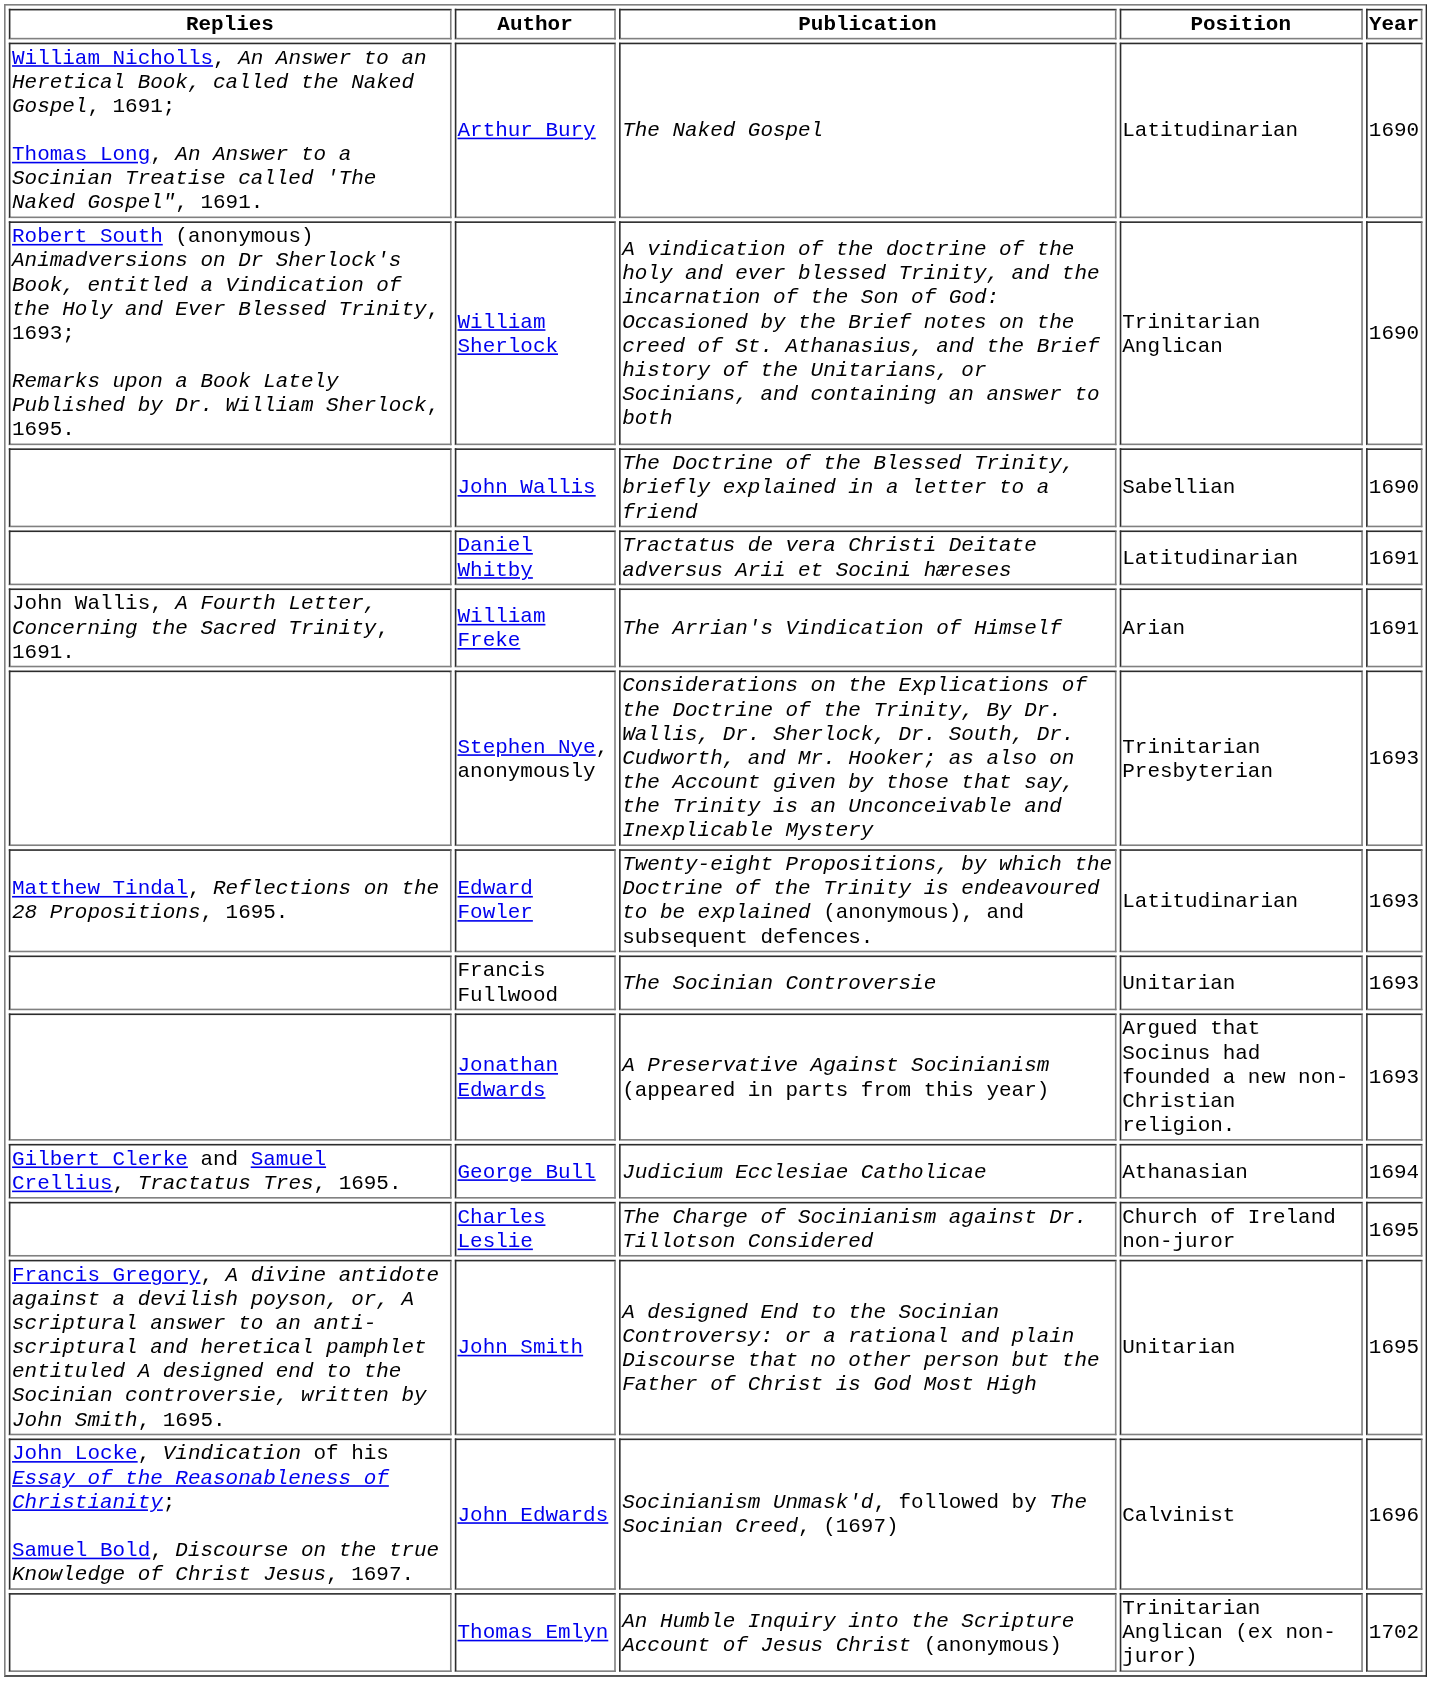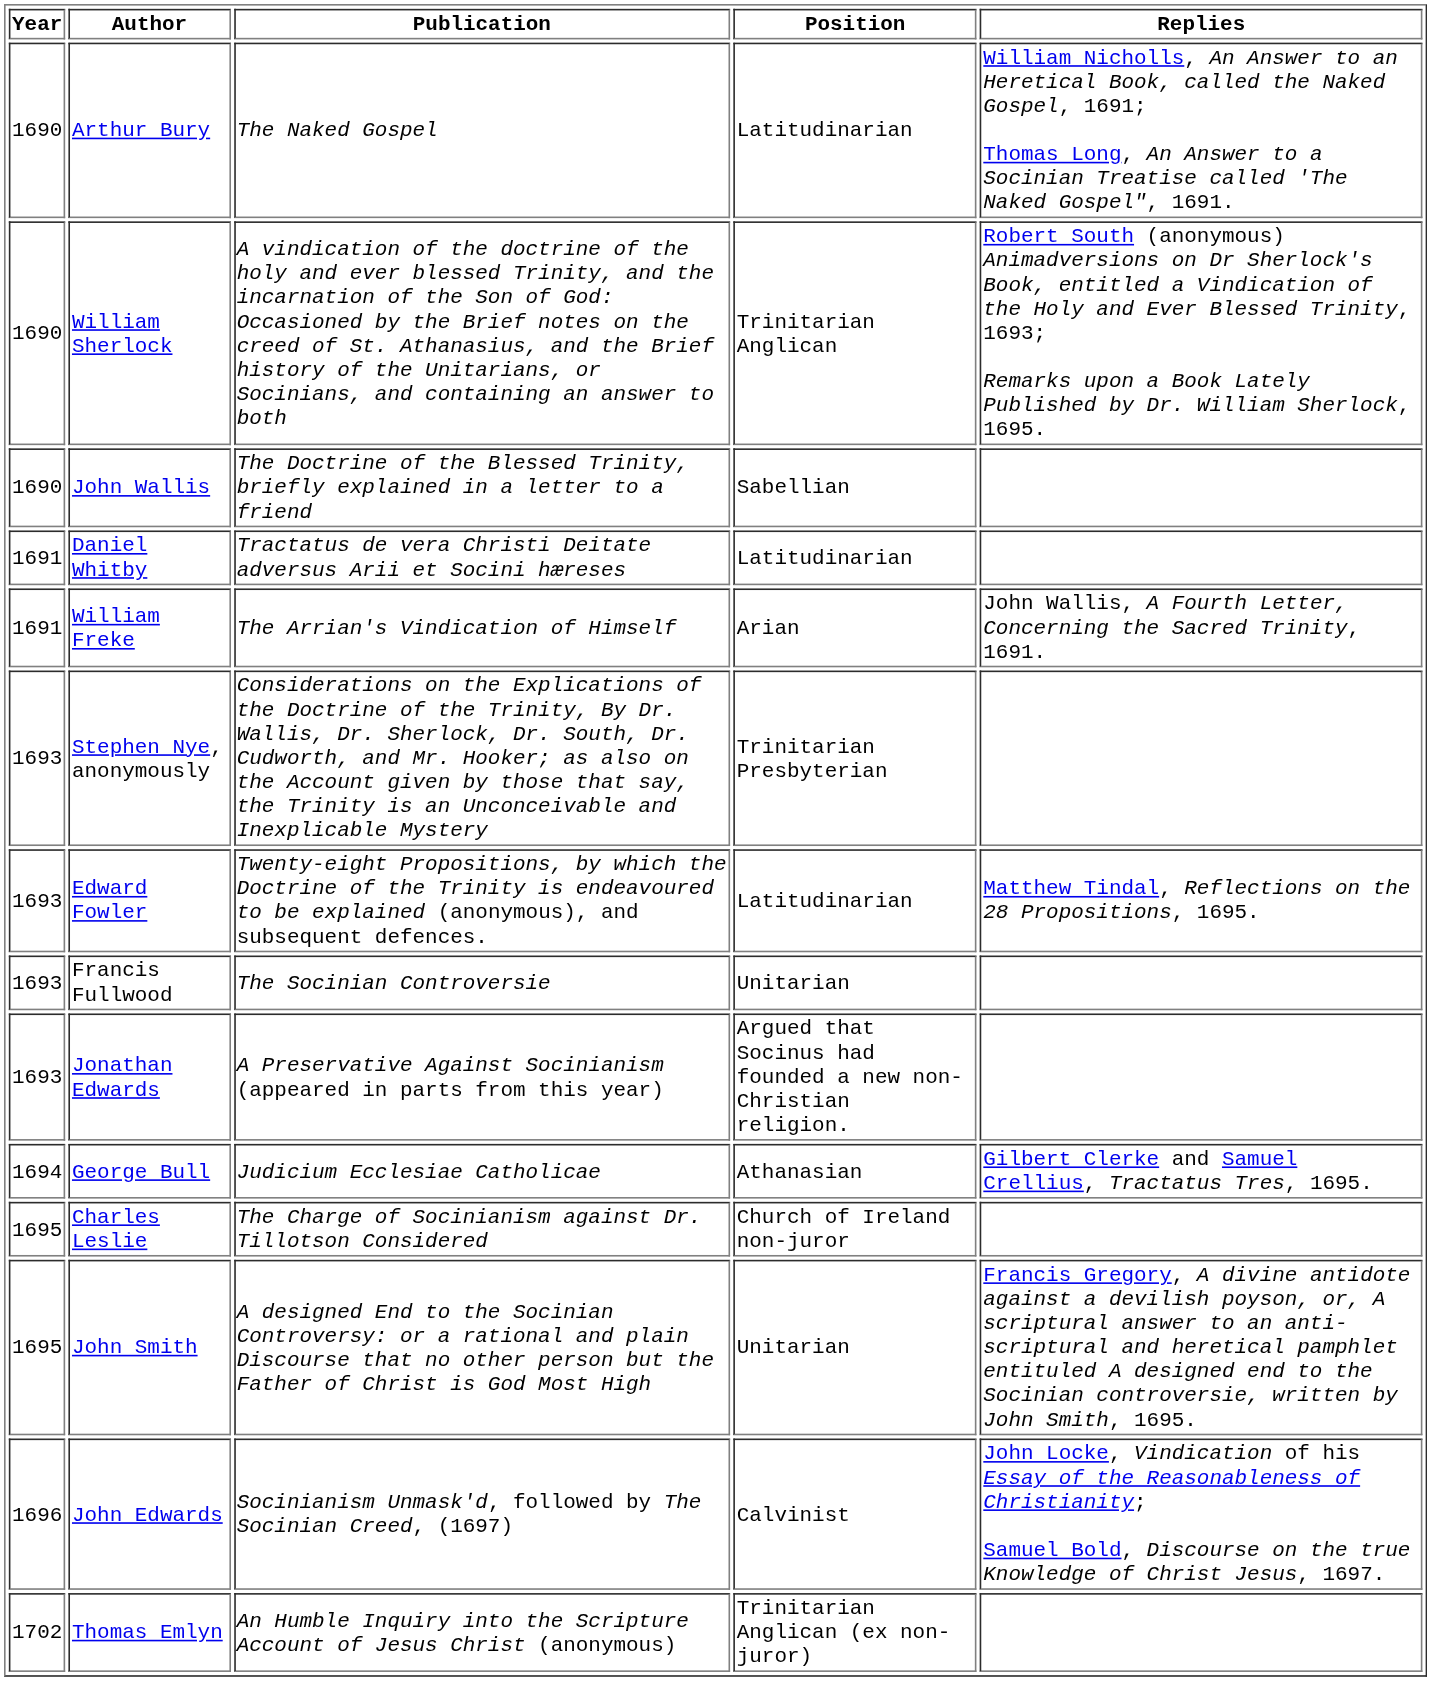columns swapped: (1394, 24) <-> (230, 24)
